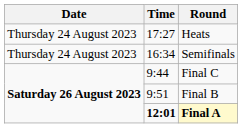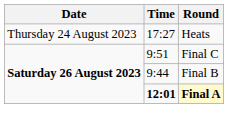- row: (208, 53)
(158, 73) 9:44 -> (158, 53) 9:51
(158, 93) 9:51 -> (158, 73) 9:44
